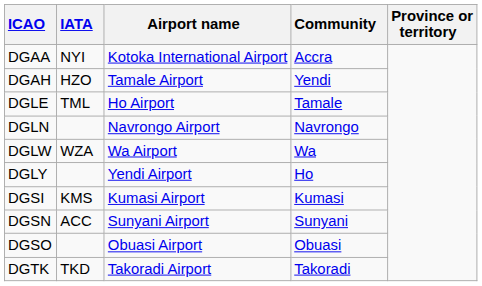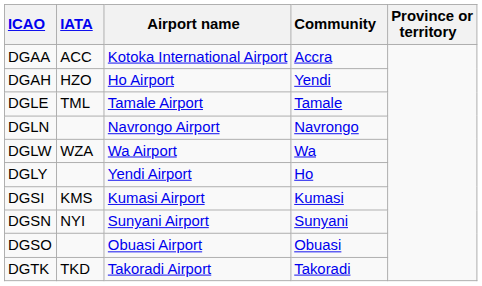(73, 56) NYI -> (76, 56) ACC
(155, 80) Tamale Airport -> (141, 80) Ho Airport
(141, 103) Ho Airport -> (155, 103) Tamale Airport
(76, 221) ACC -> (73, 221) NYI
